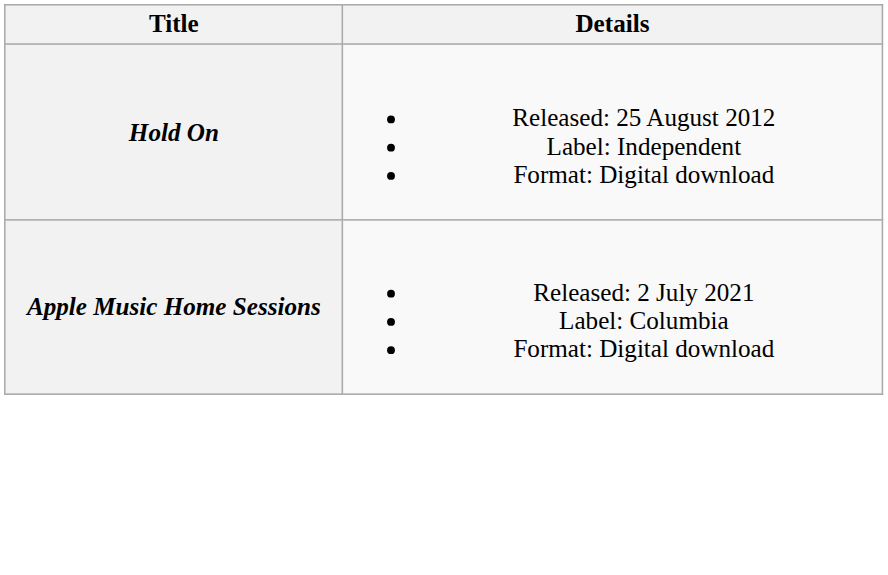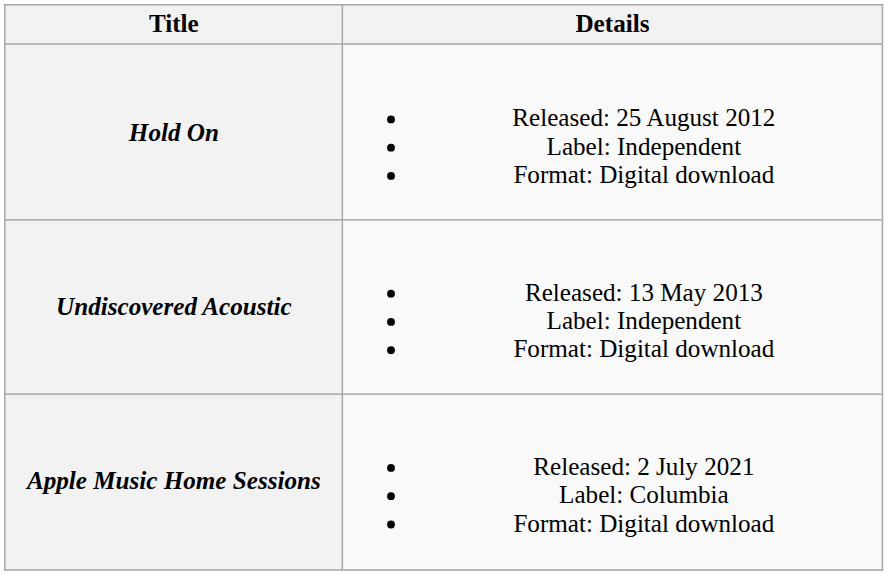+ row: (174, 306)
